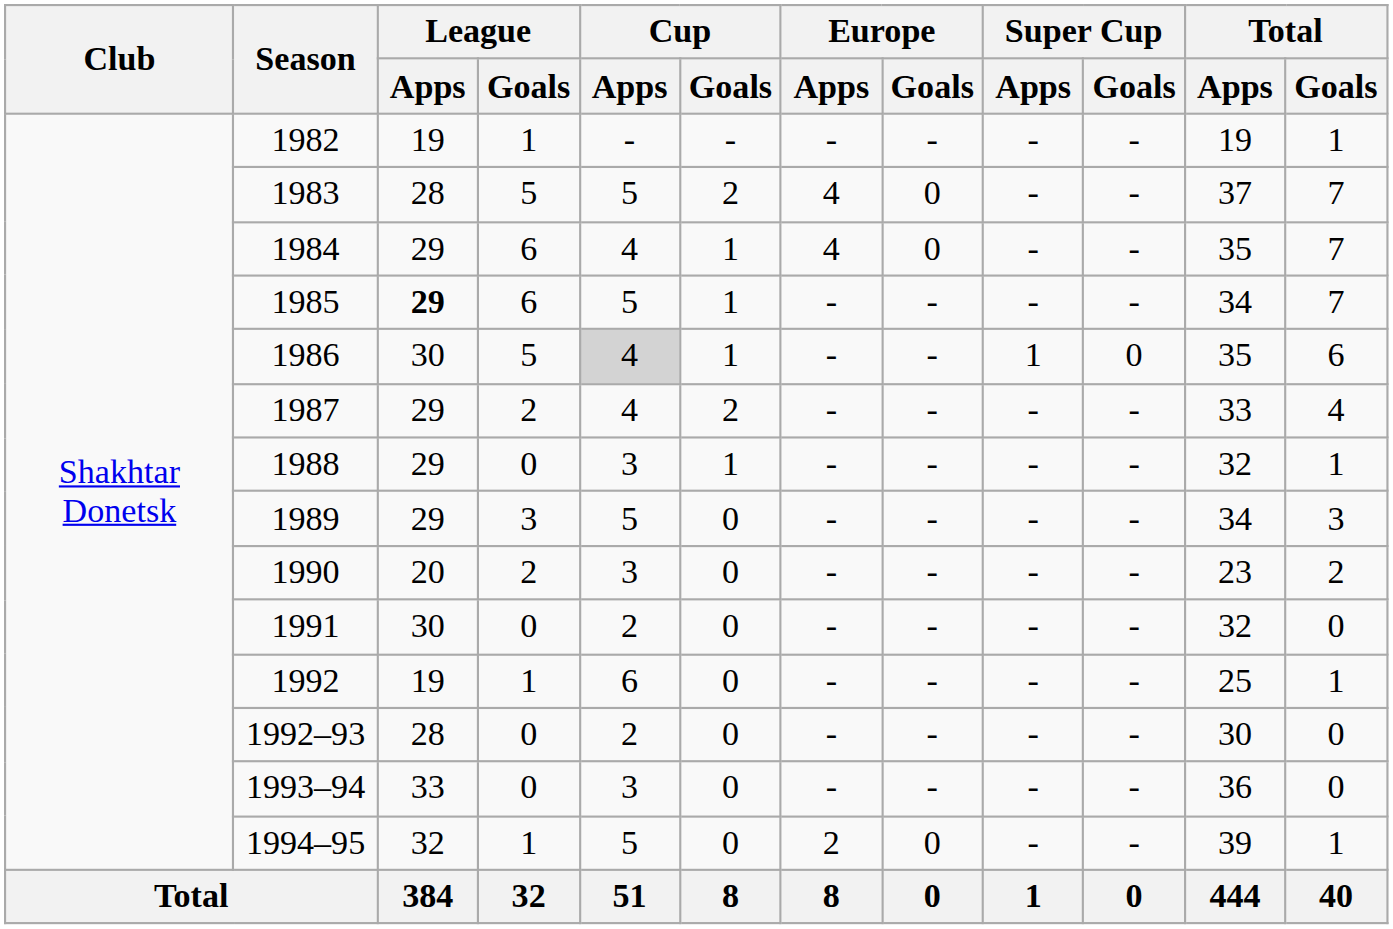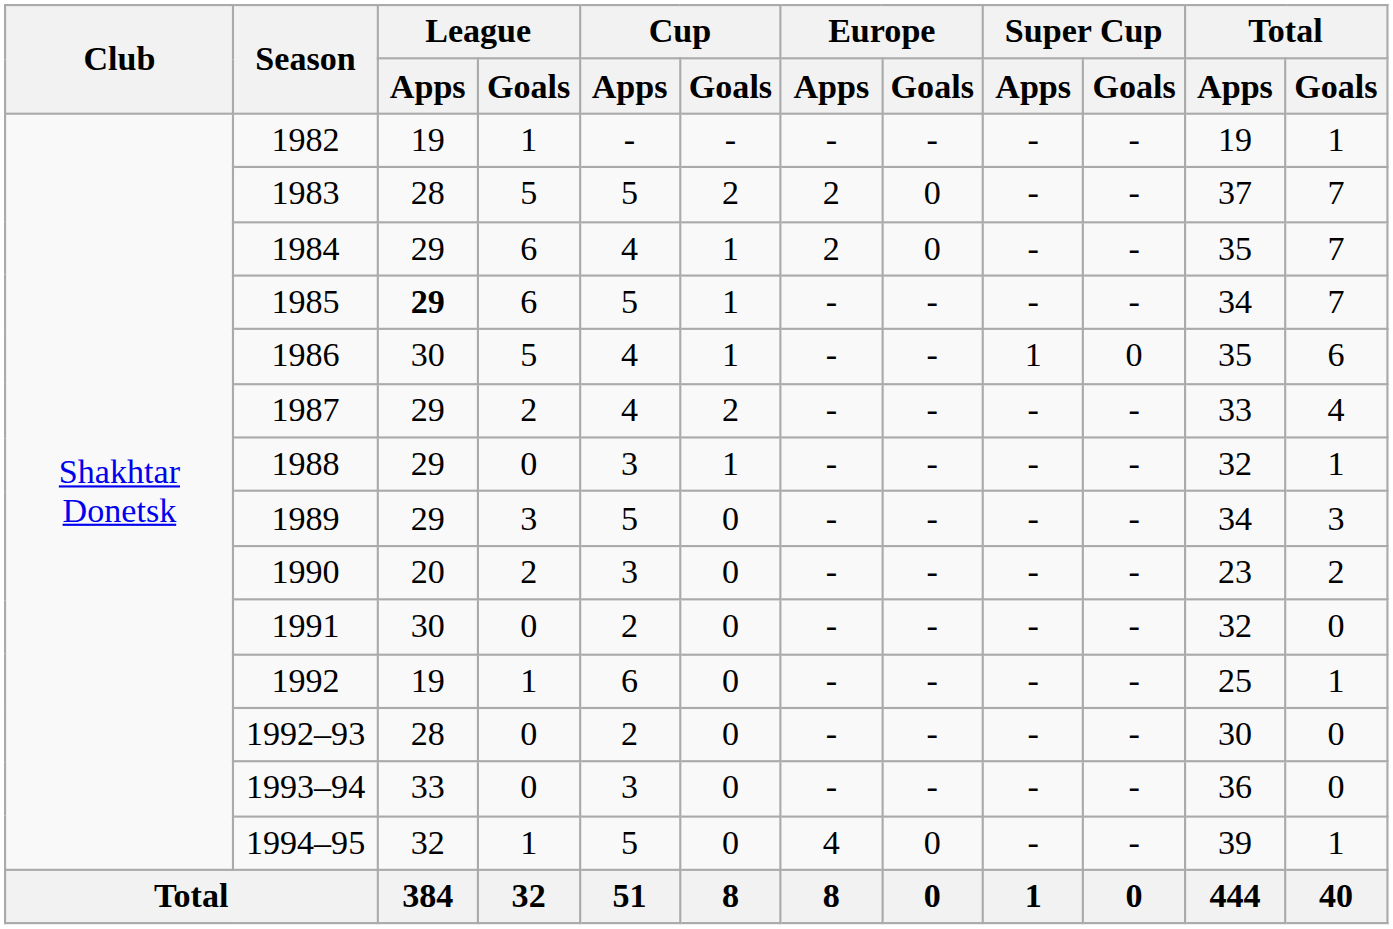(831, 193) 4 -> (831, 193) 2
(831, 247) 4 -> (831, 247) 2
(630, 355) lightgrey background -> (630, 355) no background
(831, 842) 2 -> (831, 842) 4
